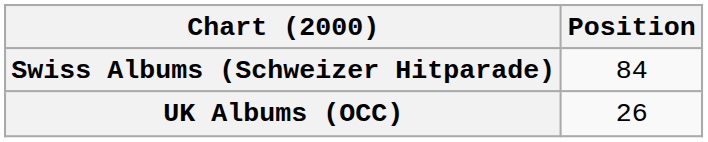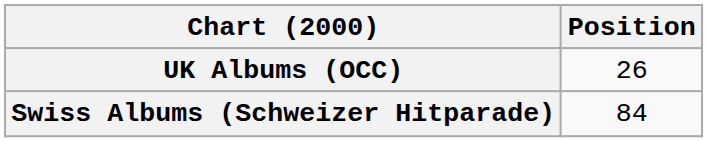rows swapped: (283, 70) <-> (283, 114)
